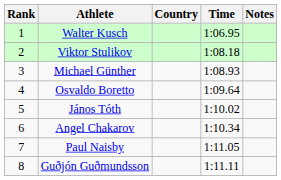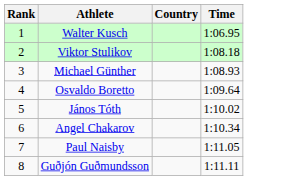- column: (260, 14)
